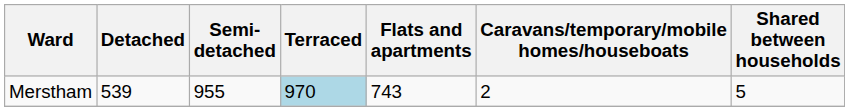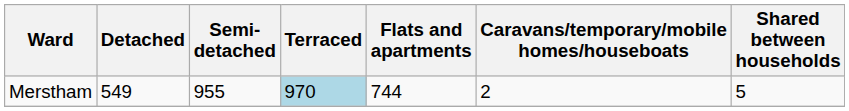(116, 91) 539 -> (116, 91) 549
(386, 91) 743 -> (386, 91) 744
